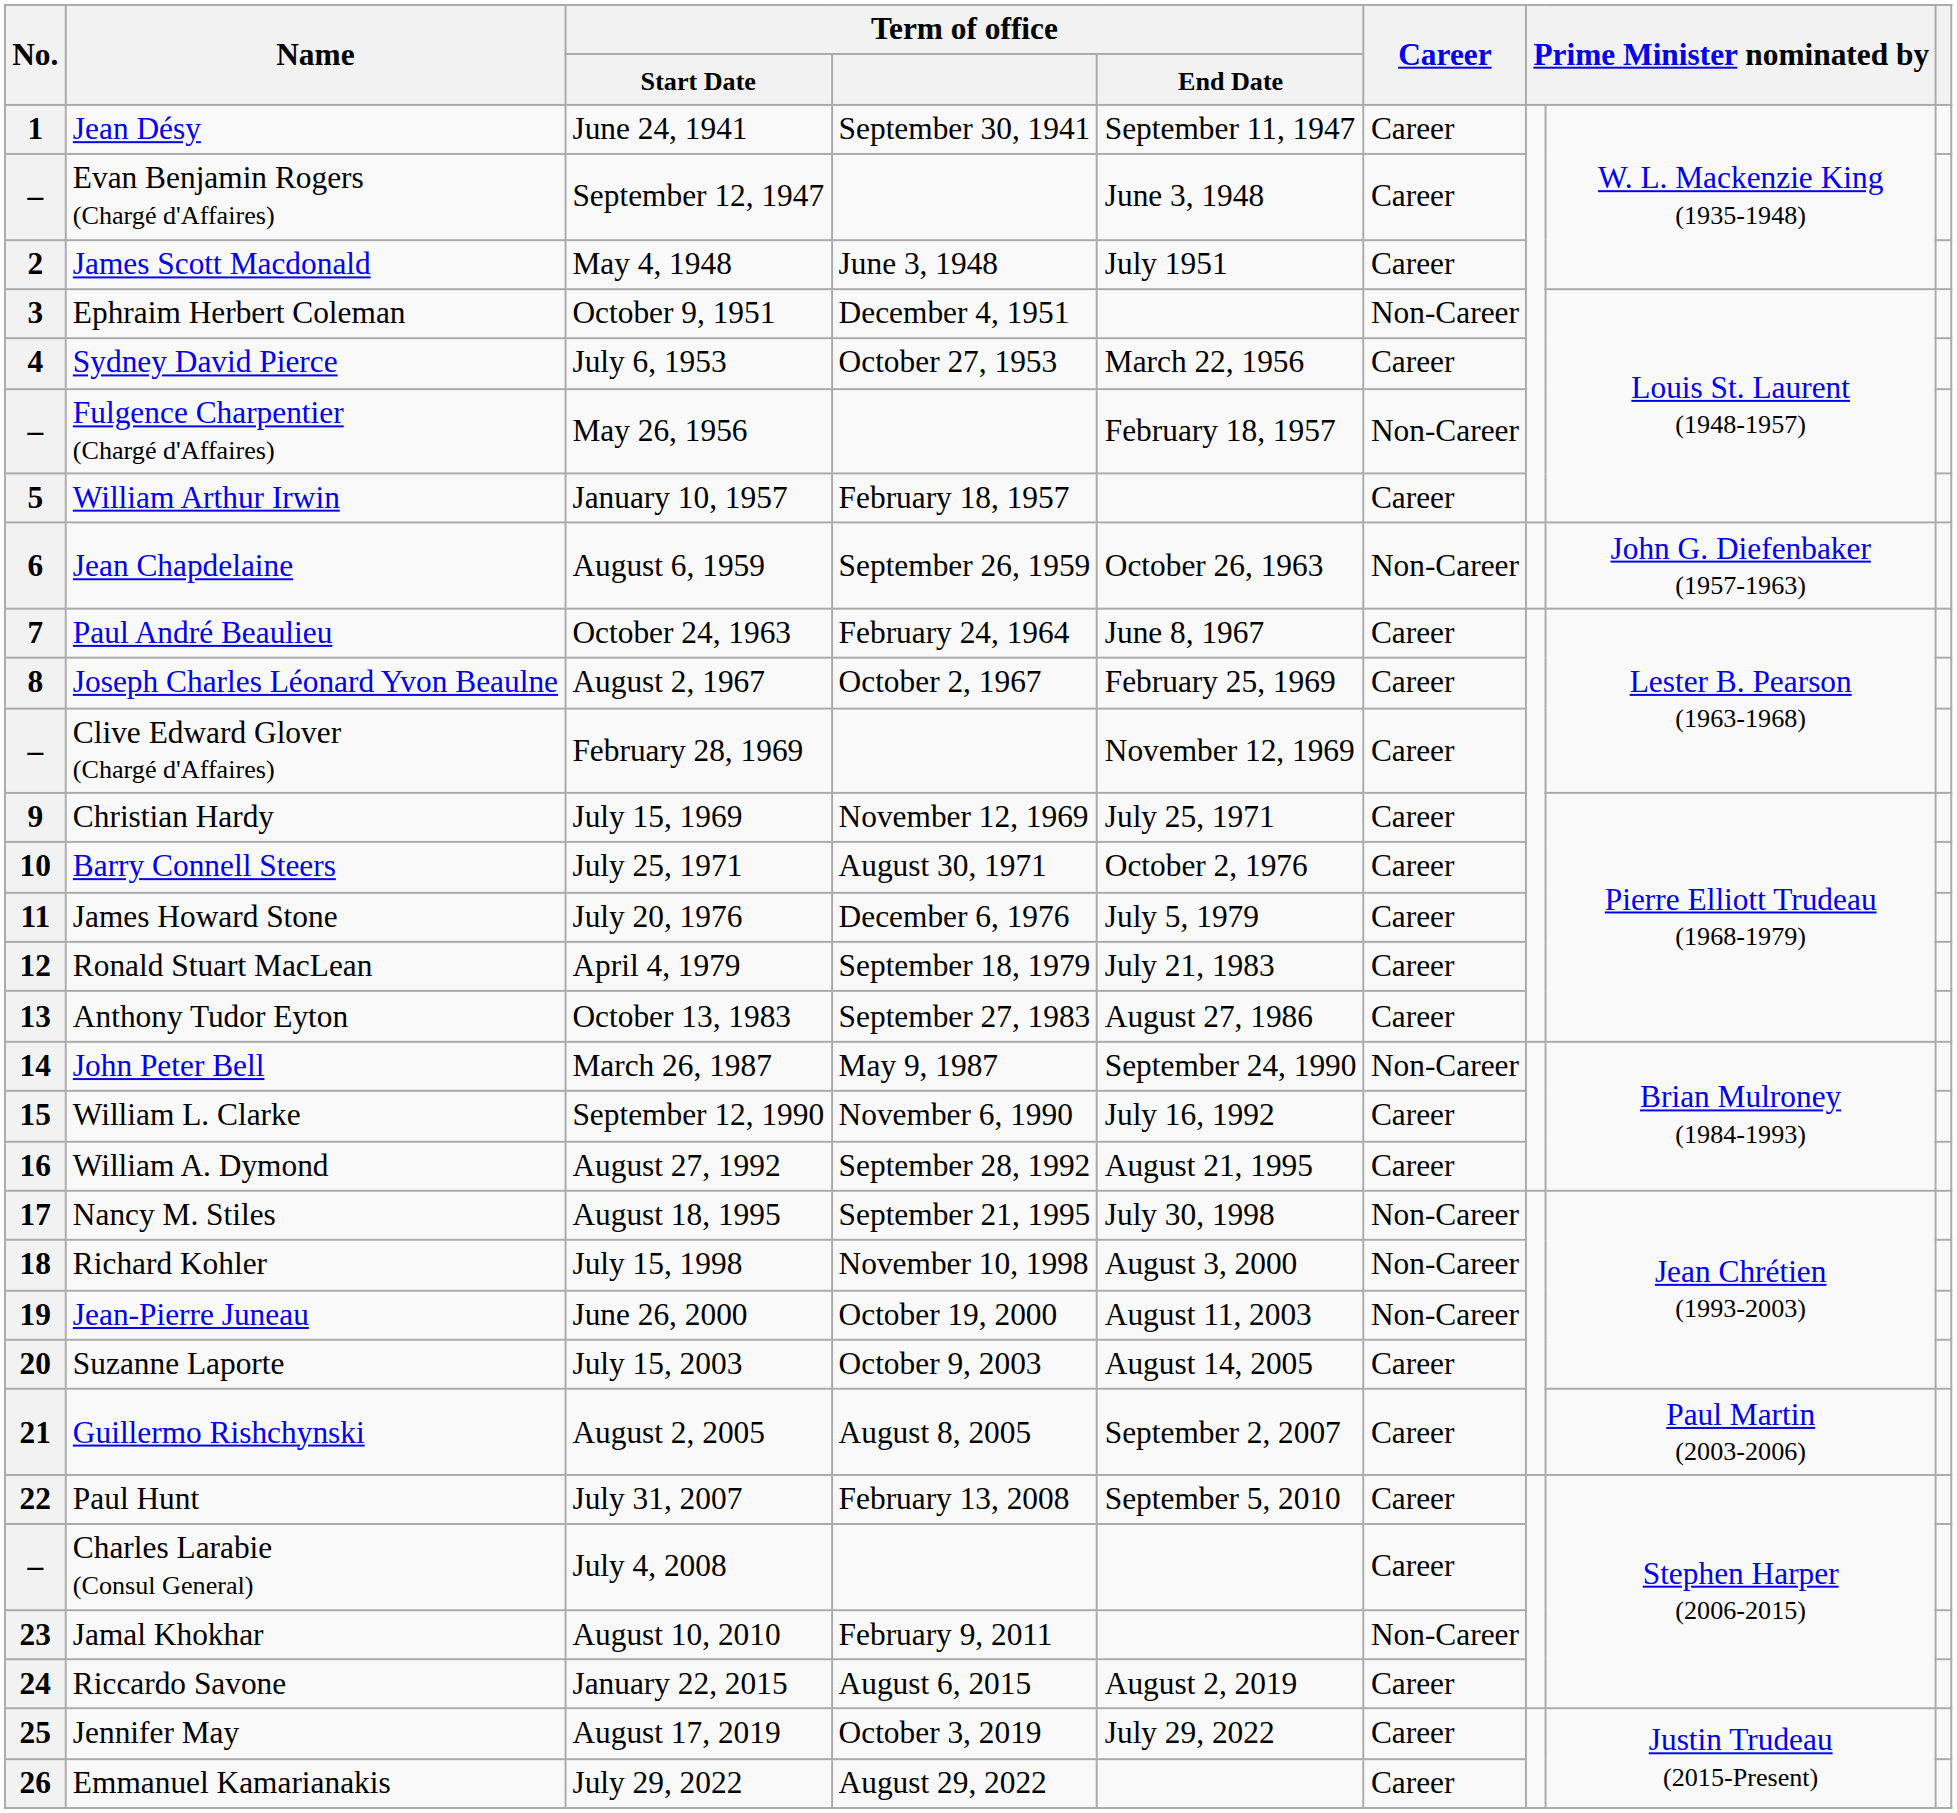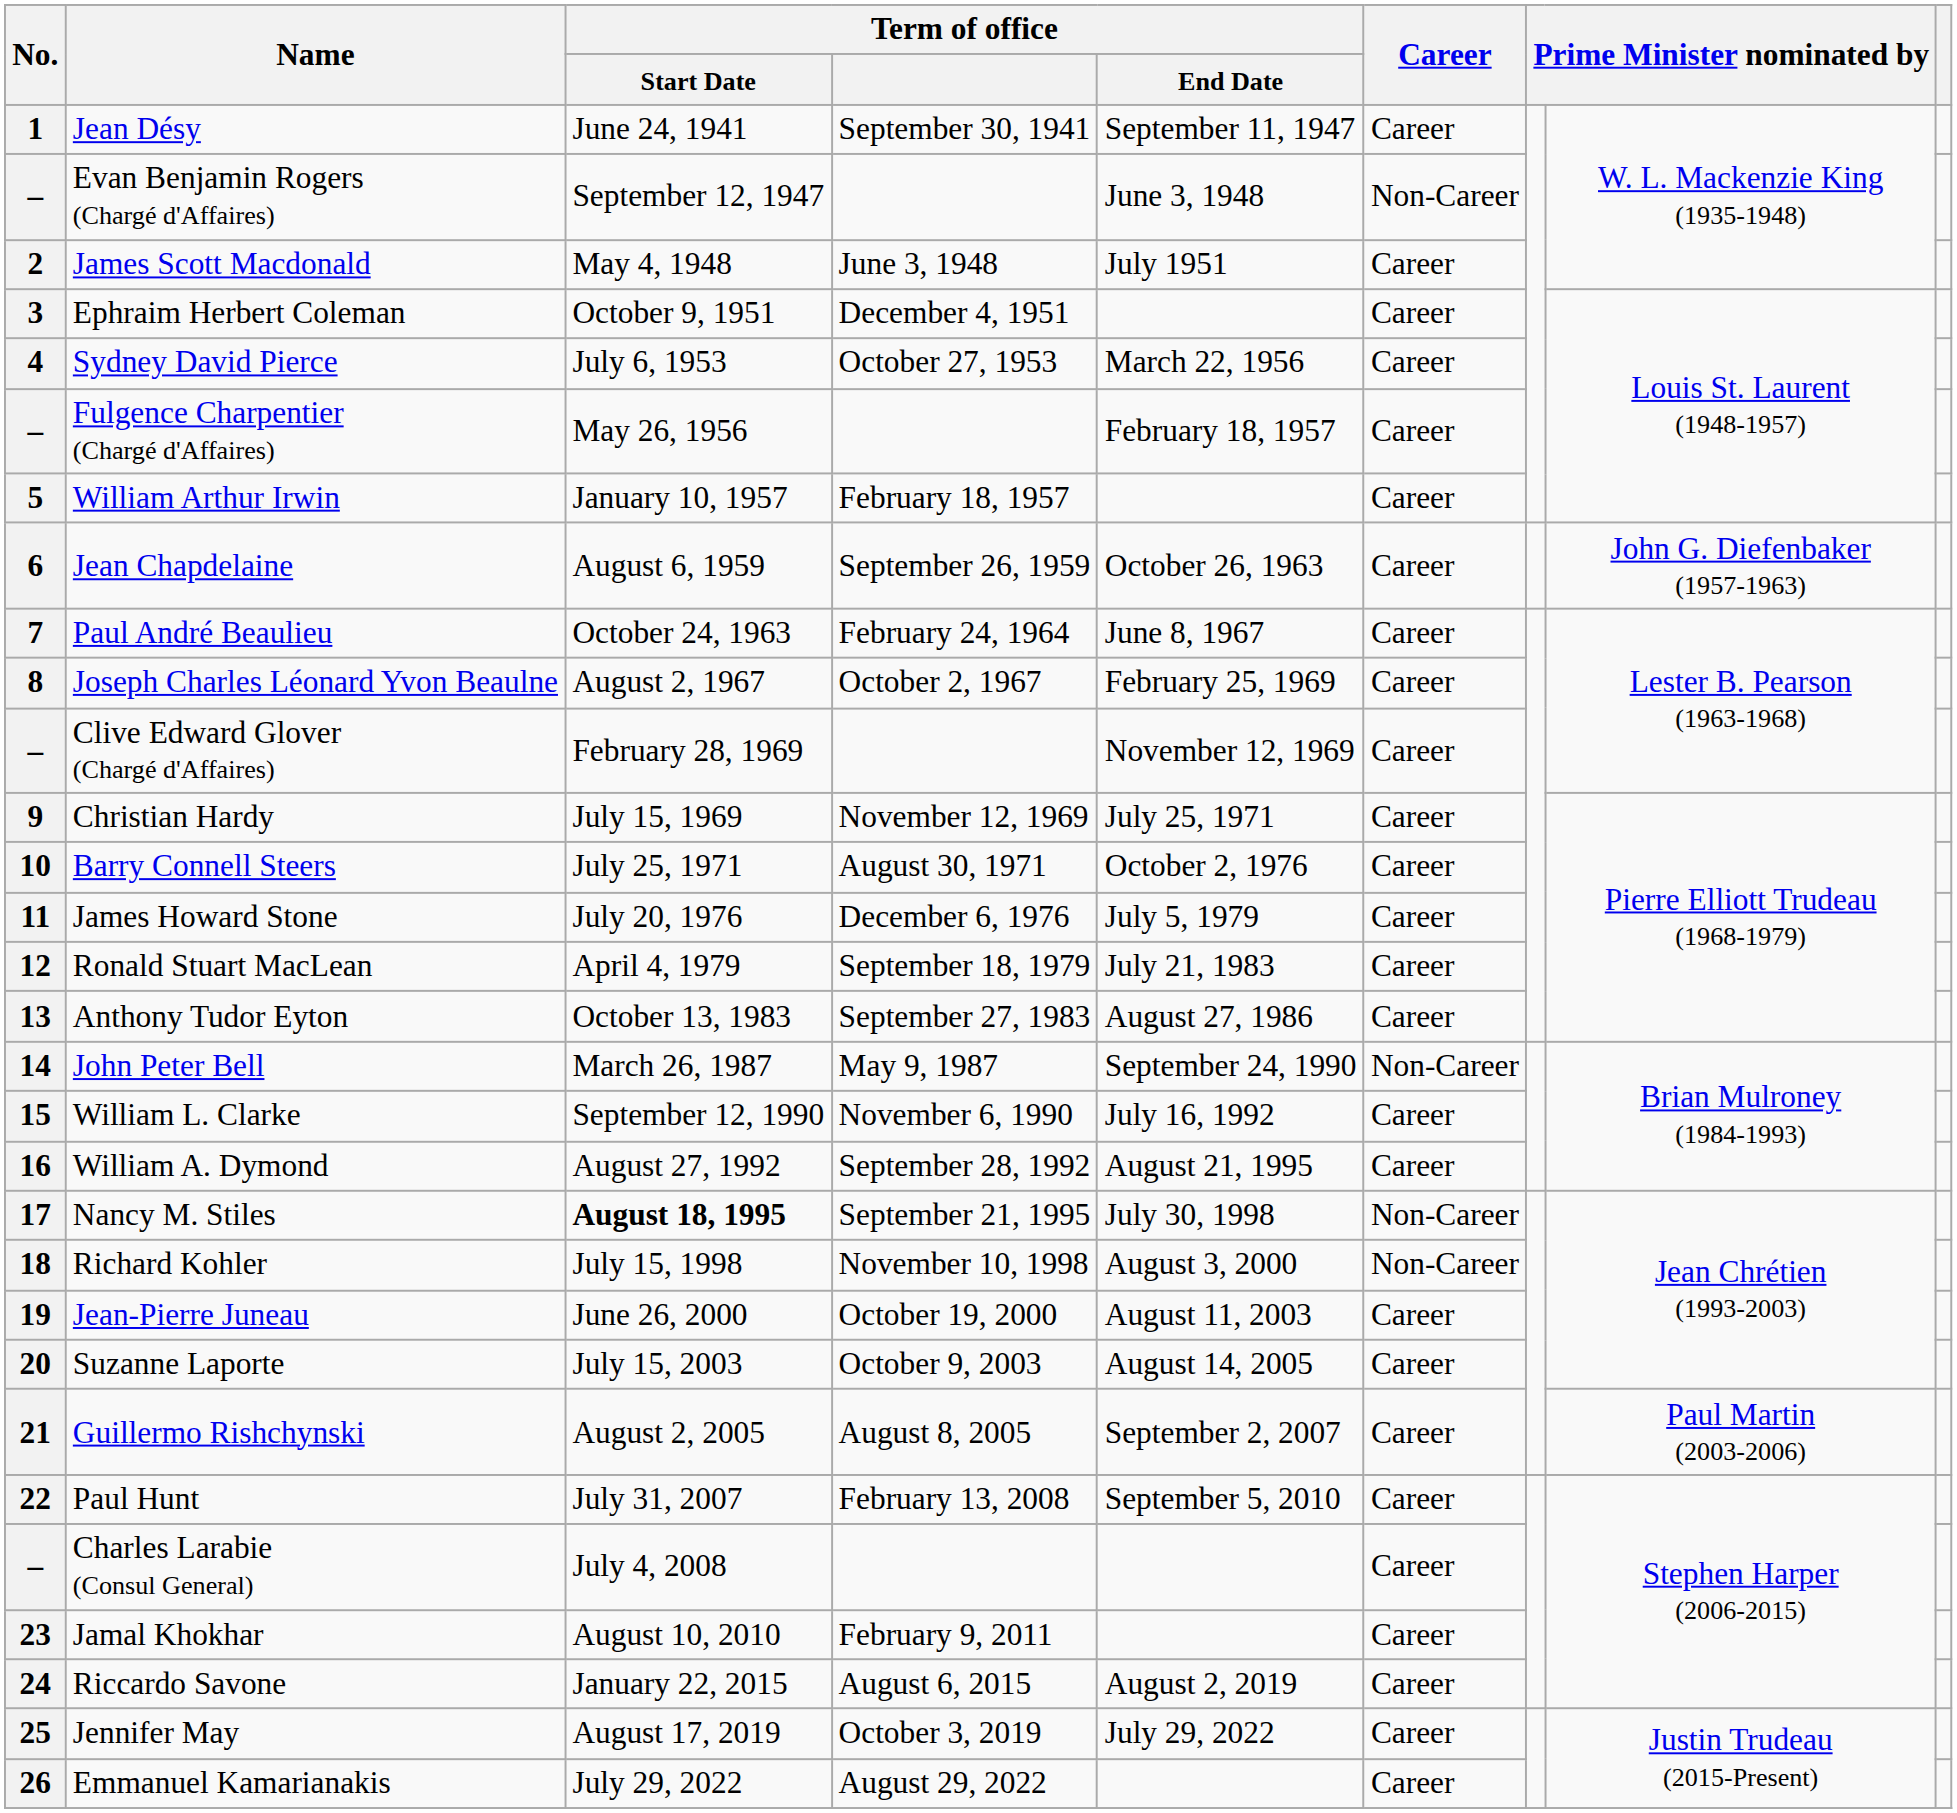(1413, 196) Career -> (1445, 196) Non-Career
(1445, 313) Non-Career -> (1413, 313) Career
(1445, 430) Non-Career -> (1413, 430) Career
(1445, 565) Non-Career -> (1413, 565) Career
(677, 1214) normal -> (679, 1214) bold
(1445, 1314) Non-Career -> (1413, 1314) Career
(1445, 1633) Non-Career -> (1413, 1633) Career
